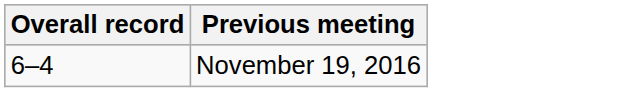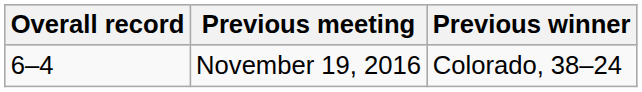+ column: (532, 24)
